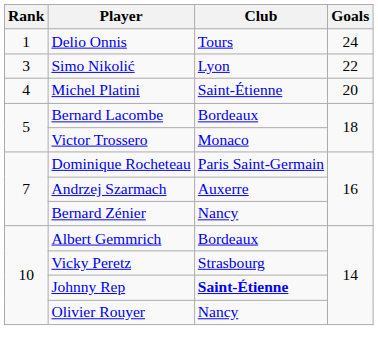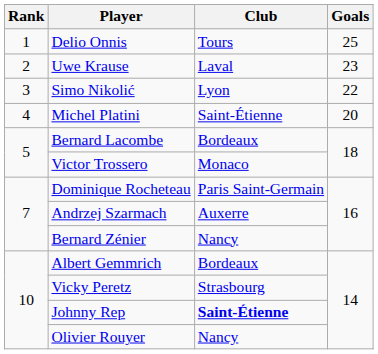(350, 41) 24 -> (350, 41) 25
+ row: (90, 66)
